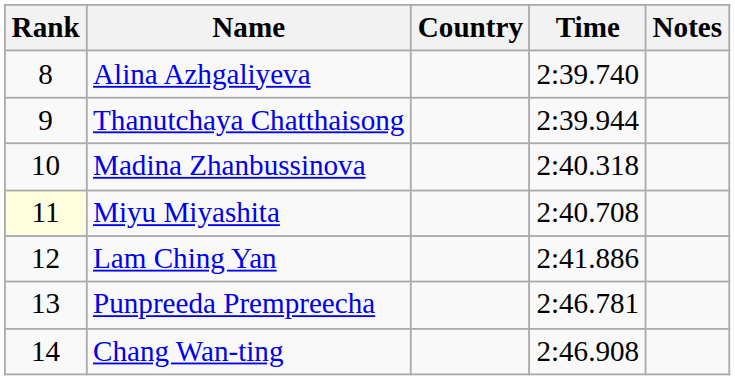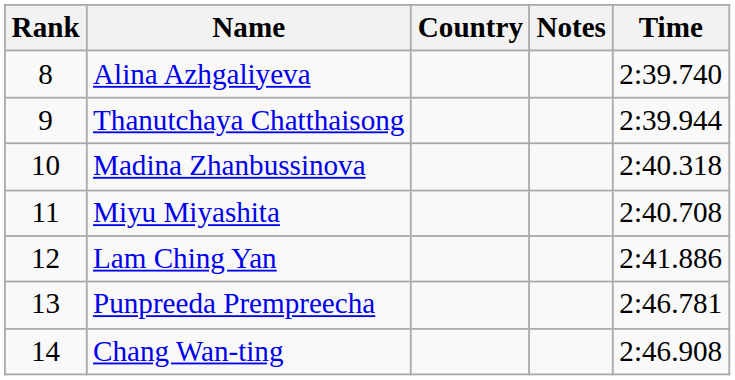columns swapped: (588, 27) <-> (687, 27)
(46, 212) lightyellow background -> (46, 212) no background
